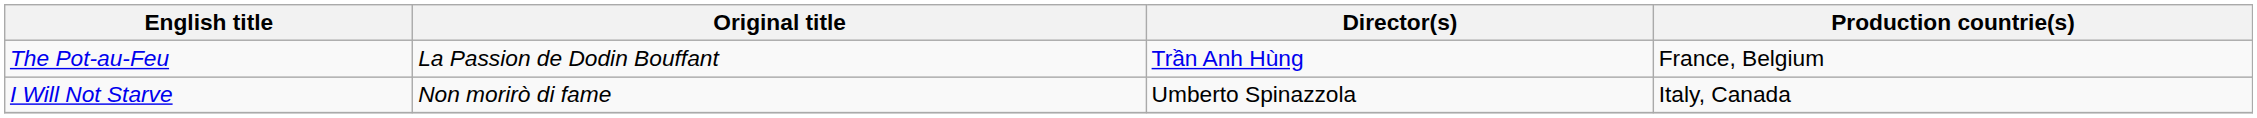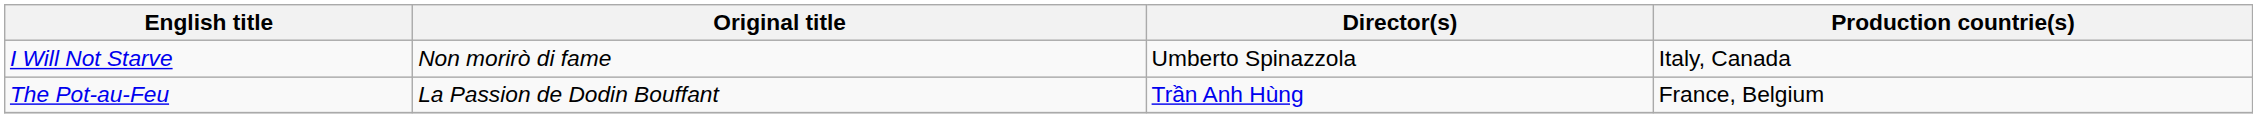rows swapped: (90, 58) <-> (91, 94)
